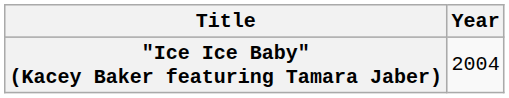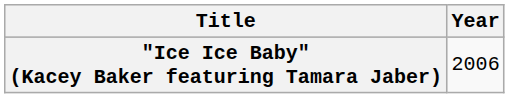(476, 65) 2004 -> (476, 65) 2006
